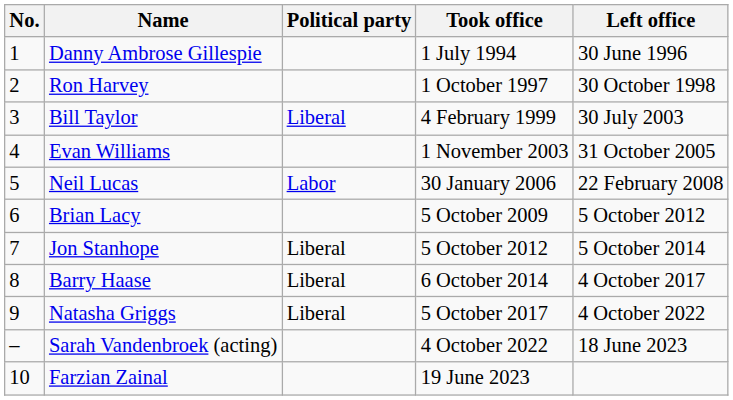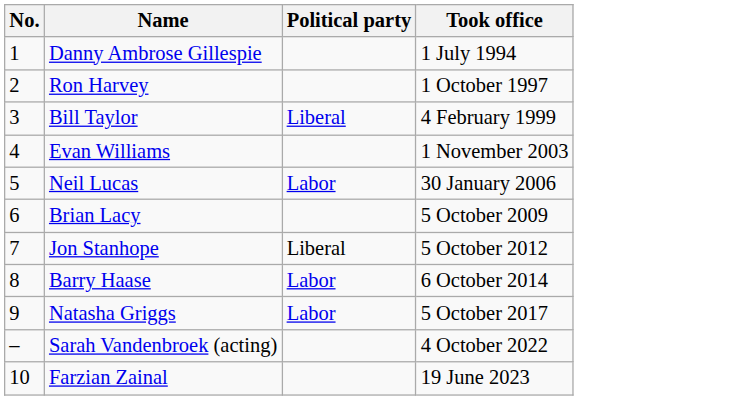- column: (651, 20)
(316, 280) Liberal -> (311, 280) Labor
(316, 313) Liberal -> (311, 313) Labor
